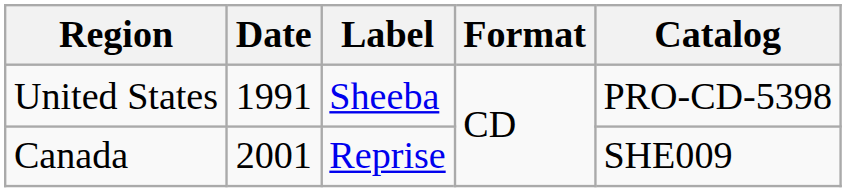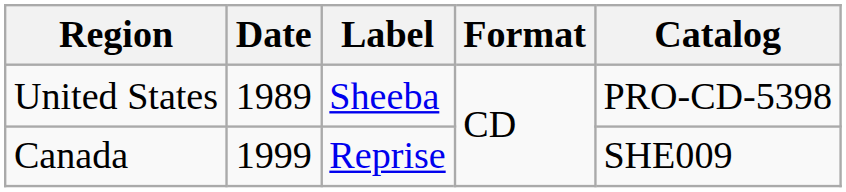(274, 95) 1991 -> (274, 95) 1989
(274, 155) 2001 -> (274, 155) 1999
